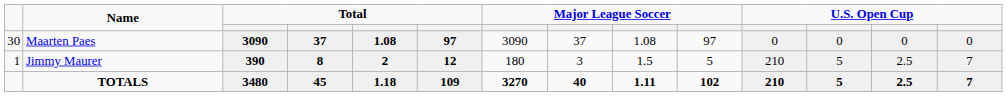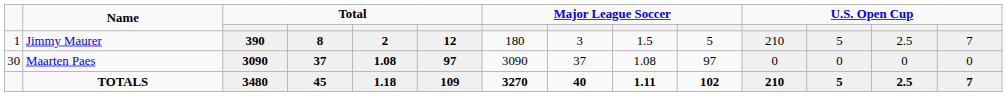rows swapped: (61, 40) <-> (64, 61)
